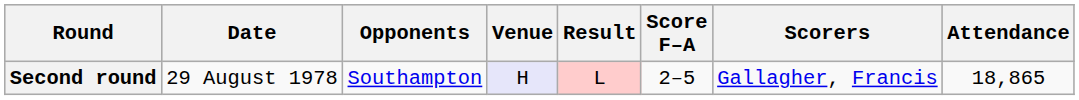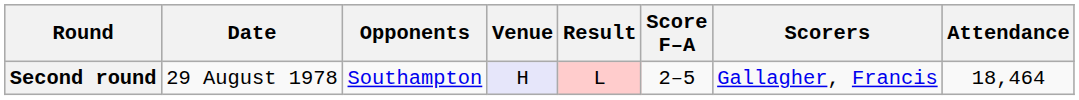(1009, 78) 18,865 -> (1009, 78) 18,464
